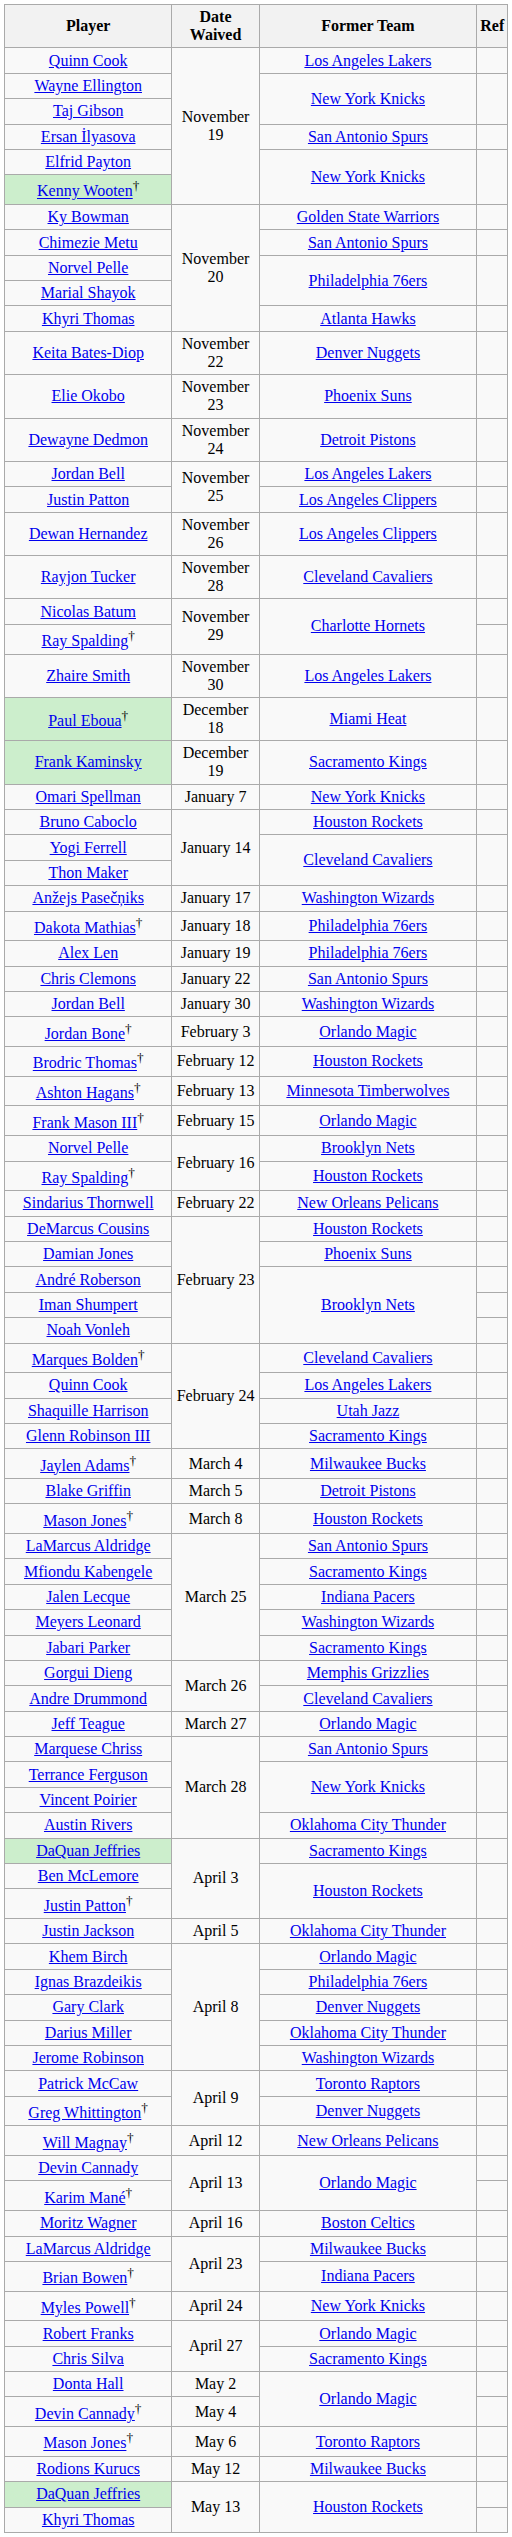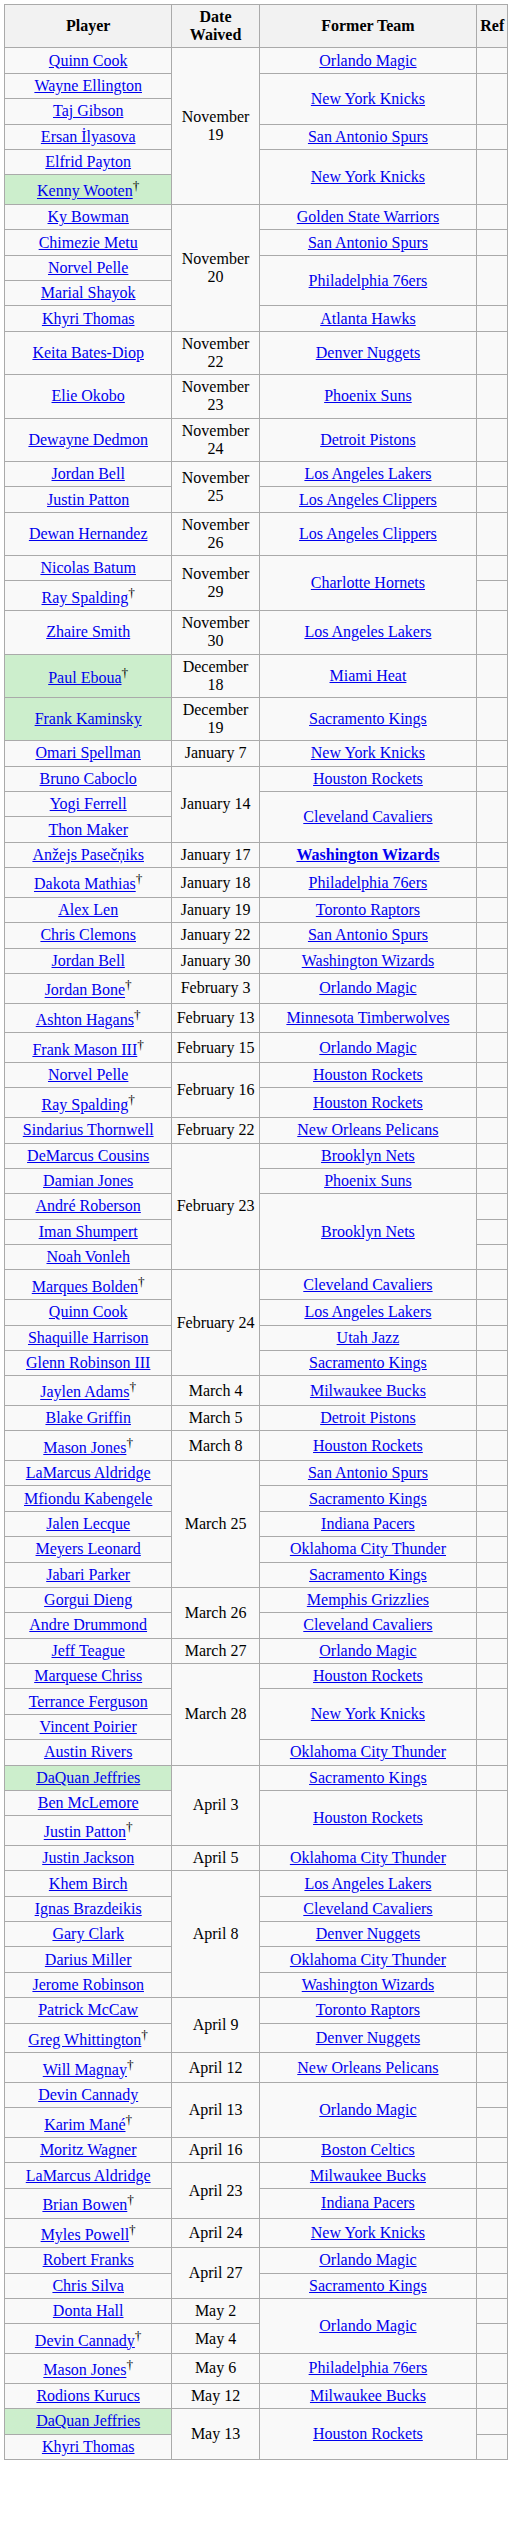(368, 60) Los Angeles Lakers -> (368, 60) Orlando Magic
- row: (88, 577)
(368, 898) normal -> (368, 854) bold
(368, 953) Philadelphia 76ers -> (368, 910) Toronto Raptors
- row: (88, 1061)
(368, 1148) Brooklyn Nets -> (368, 1075) Houston Rockets
(368, 1228) Houston Rockets -> (368, 1155) Brooklyn Nets
(368, 1622) Washington Wizards -> (368, 1549) Oklahoma City Thunder
(368, 1749) San Antonio Spurs -> (368, 1676) Houston Rockets
(368, 1956) Orlando Magic -> (368, 1883) Los Angeles Lakers
(368, 1982) Philadelphia 76ers -> (368, 1908) Cleveland Cavaliers
(368, 2441) Toronto Raptors -> (368, 2368) Philadelphia 76ers
